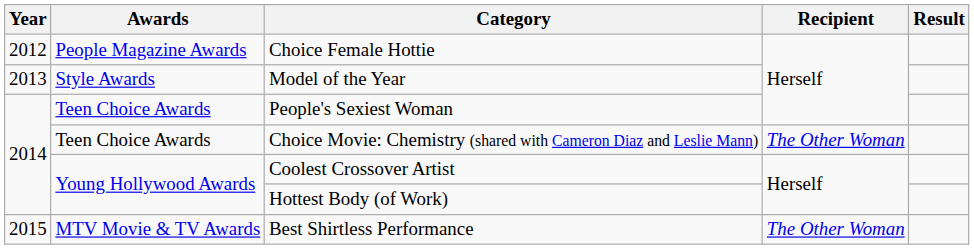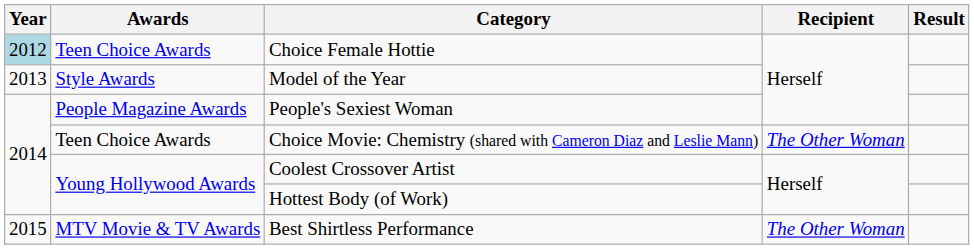(28, 49) no background -> (28, 49) lightblue background
(151, 49) People Magazine Awards -> (133, 49) Teen Choice Awards
(133, 109) Teen Choice Awards -> (151, 109) People Magazine Awards
